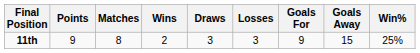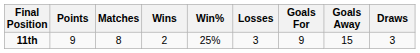columns swapped: (210, 18) <-> (392, 18)
